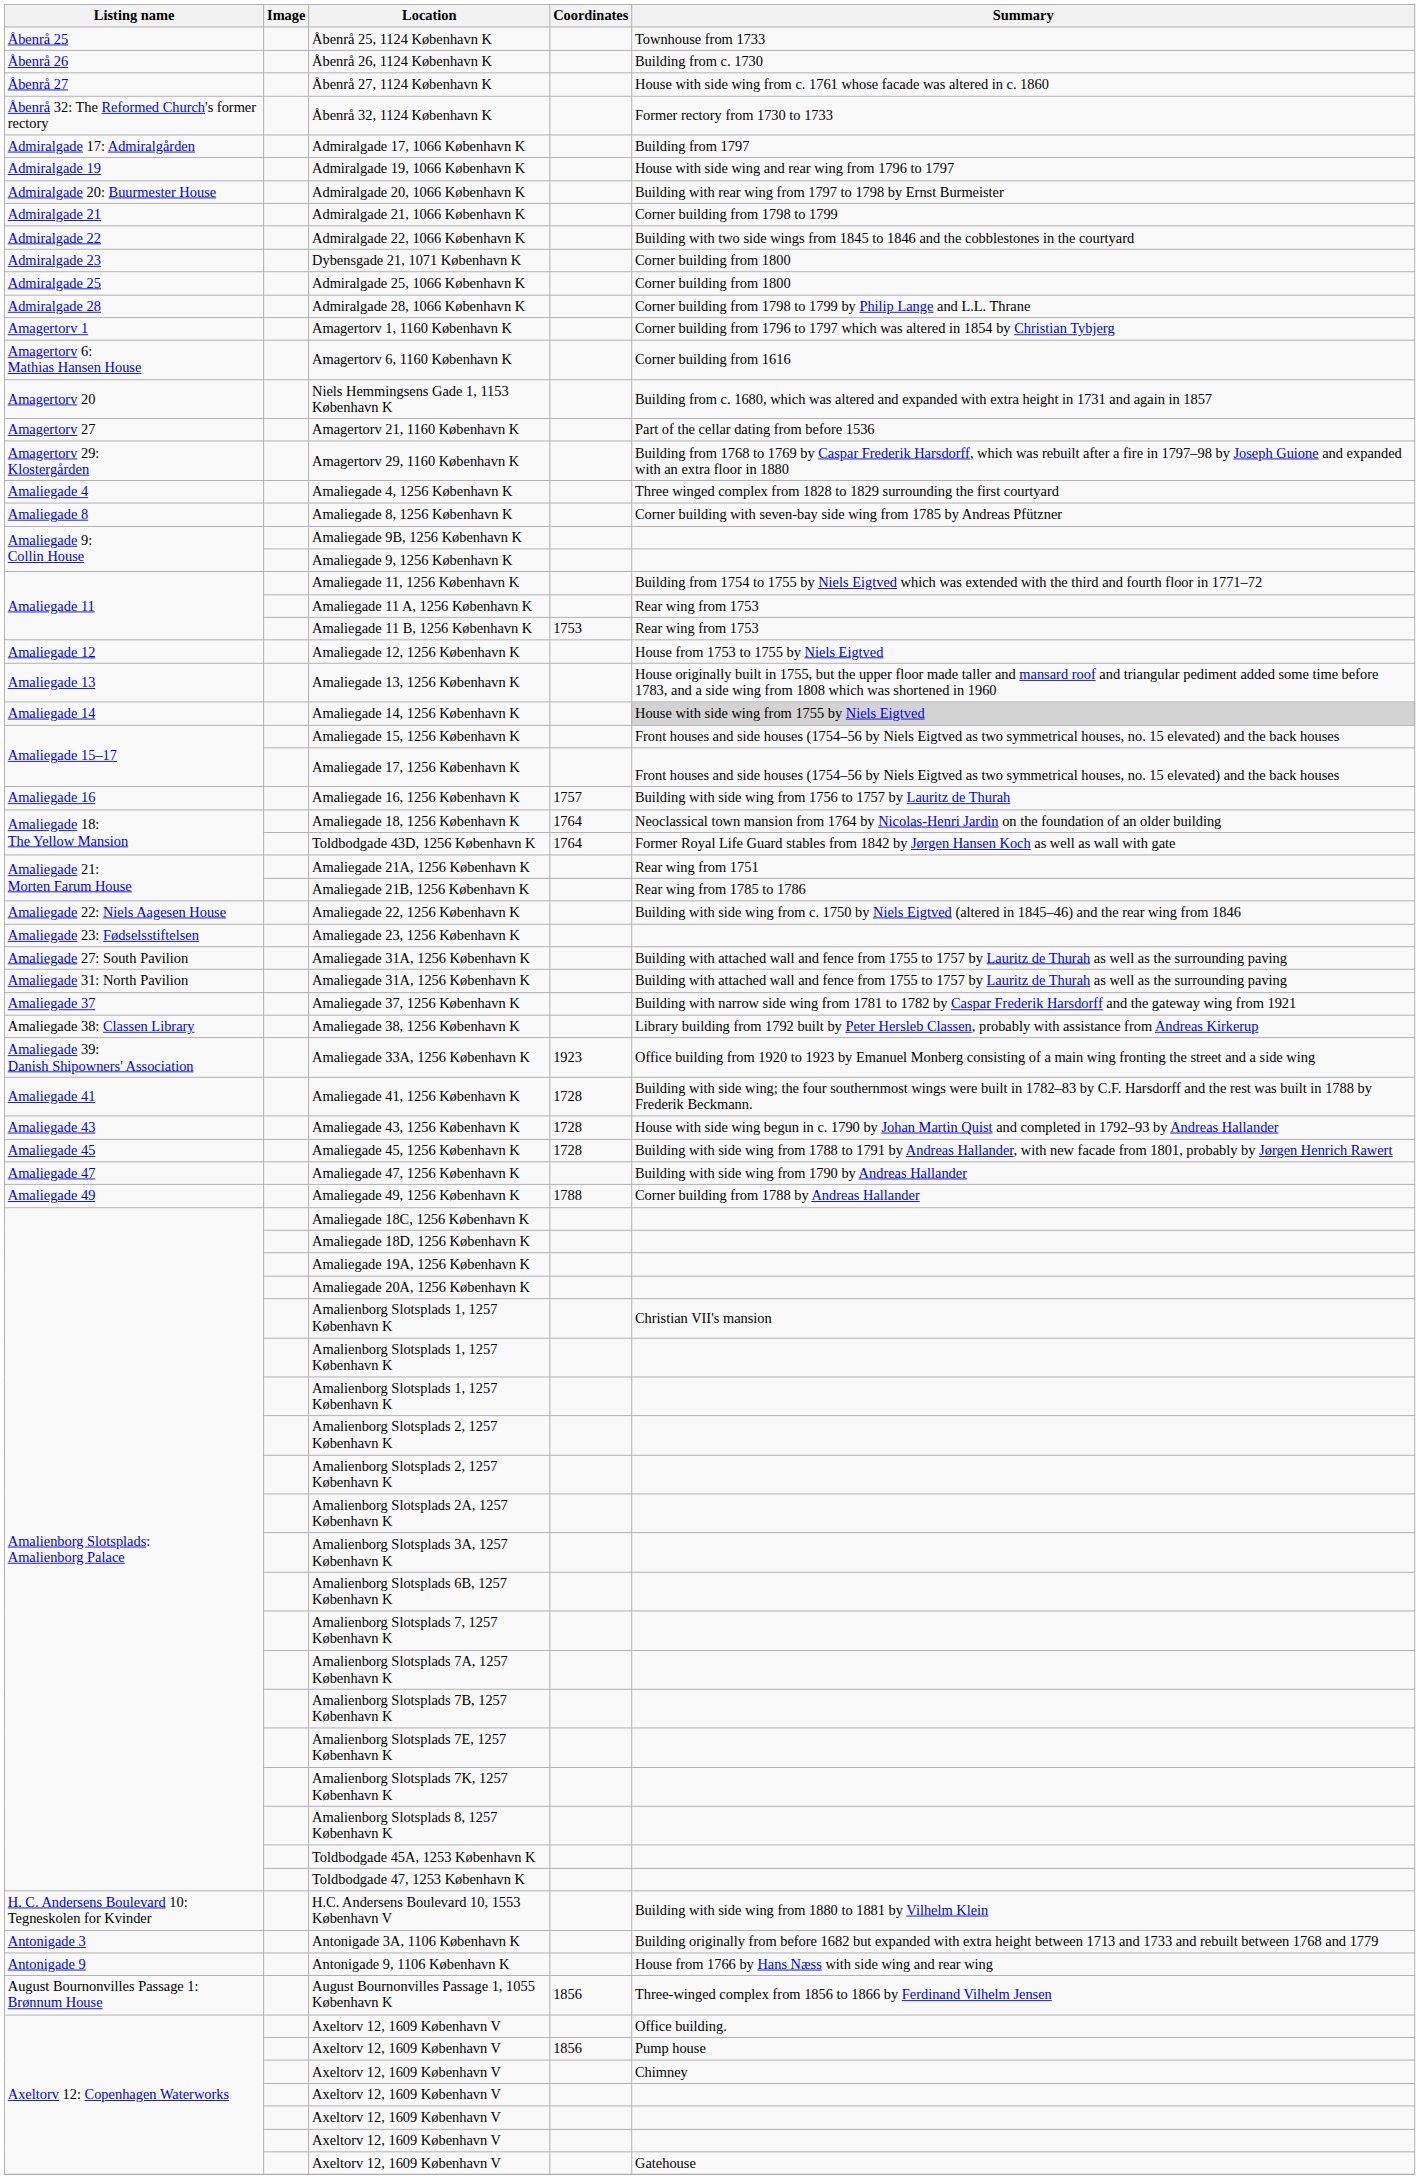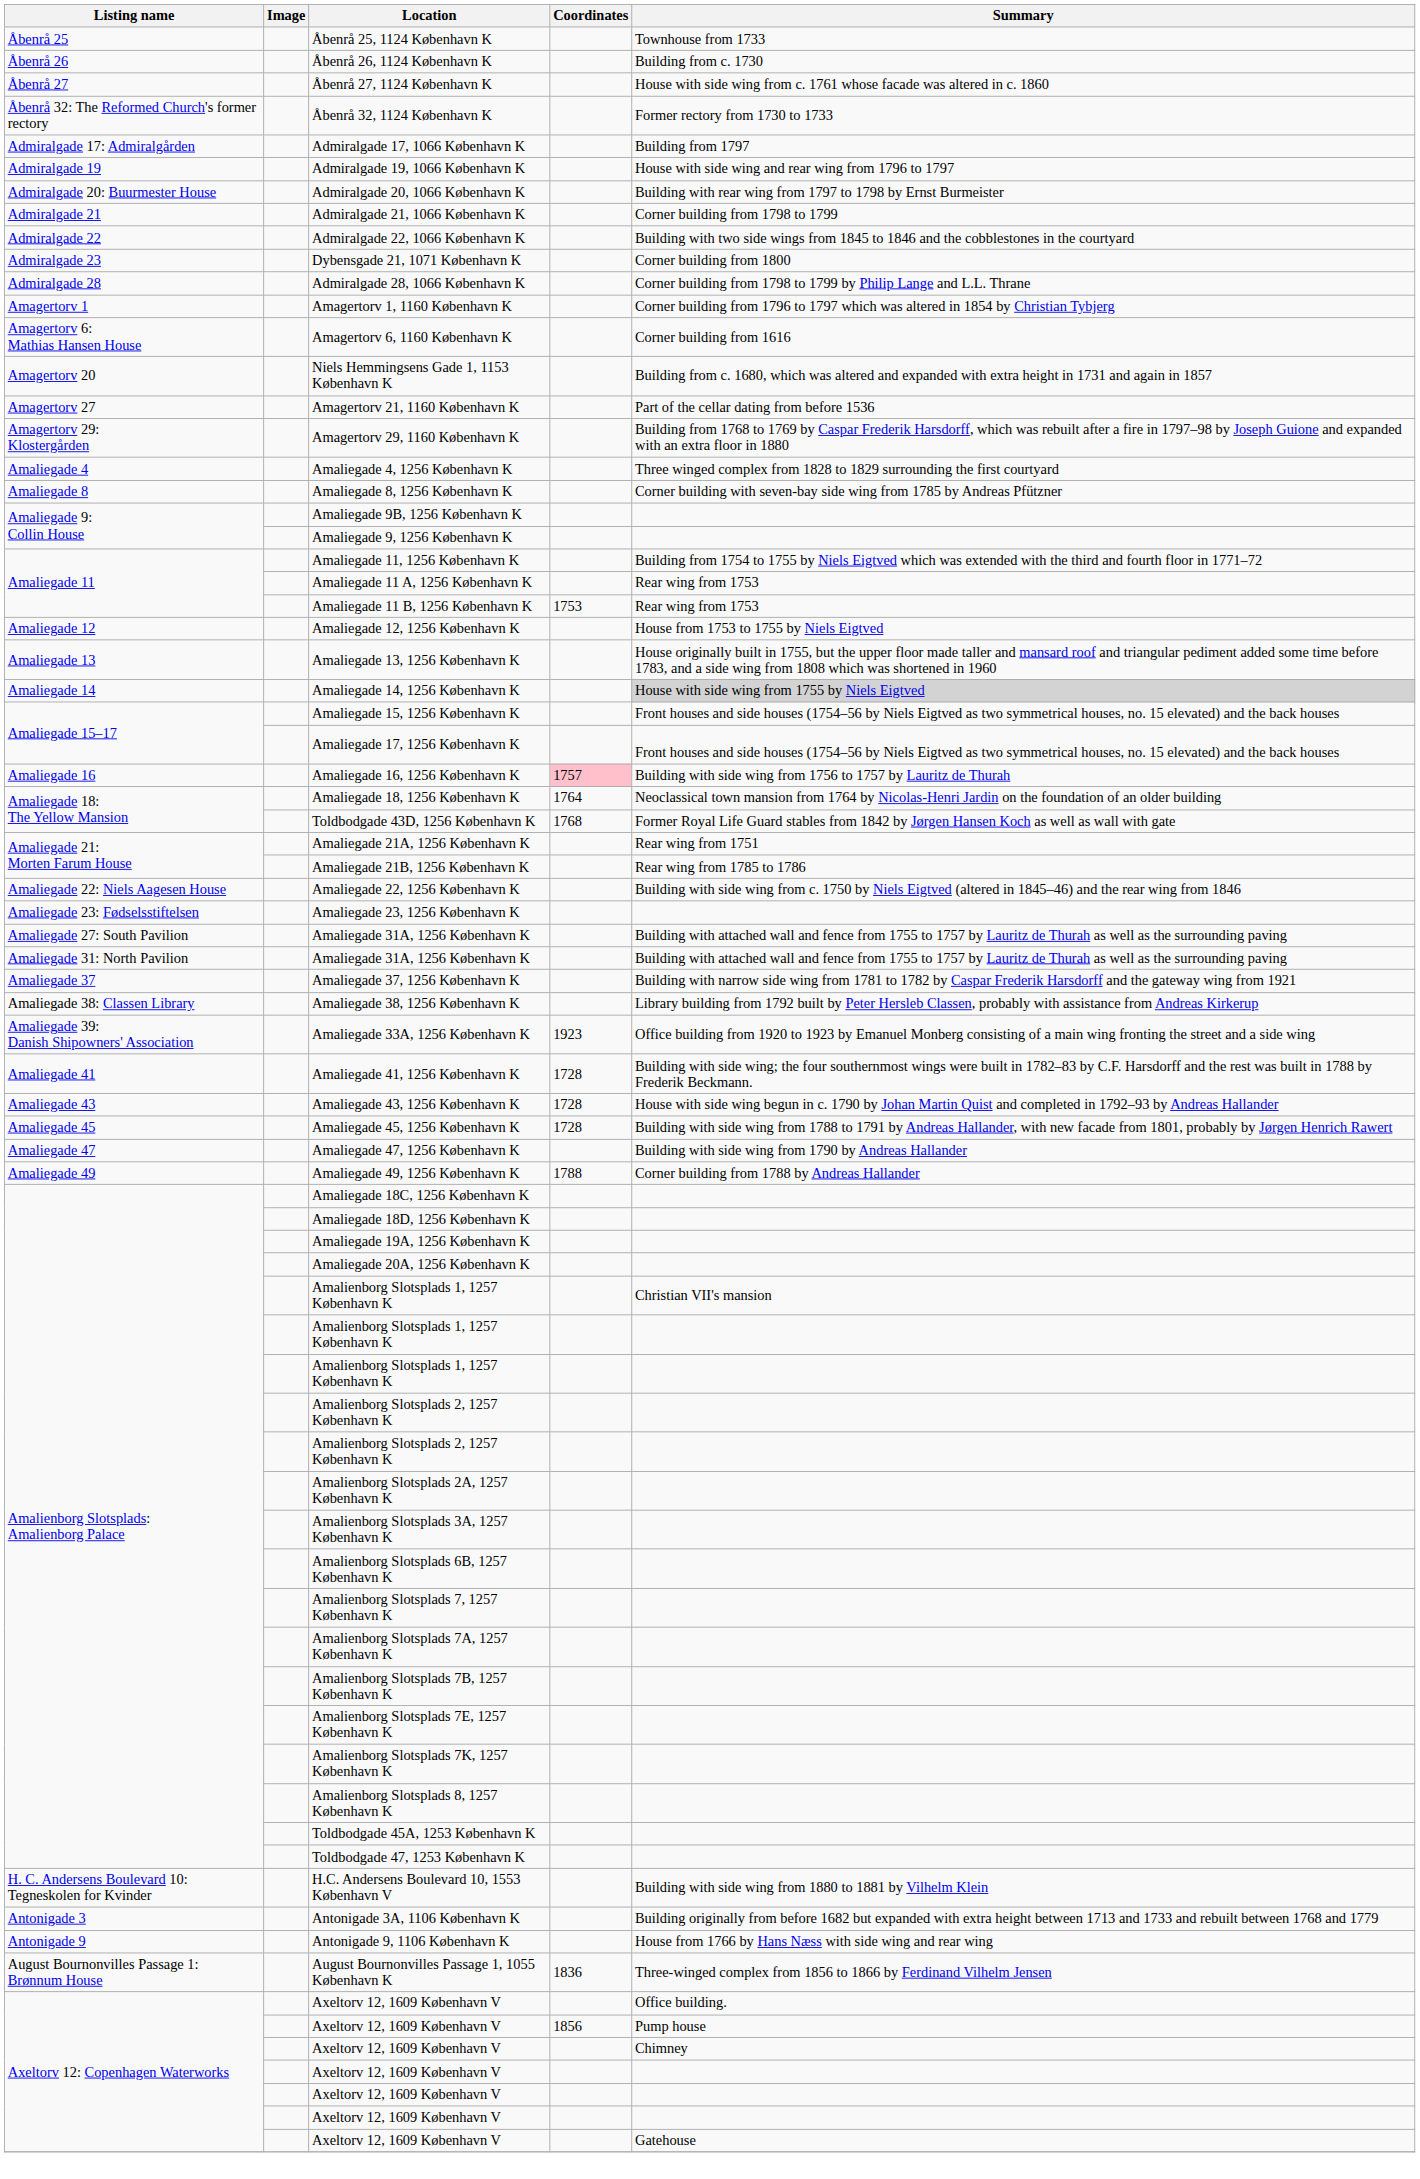- row: (54, 283)
(568, 798) no background -> (568, 775) pink background
(568, 843) 1764 -> (568, 821) 1768
(568, 1995) 1856 -> (568, 1972) 1836
